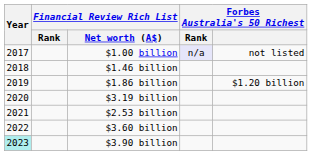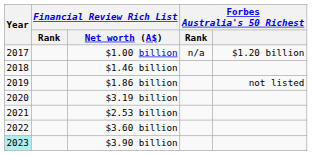(196, 53) lavender background -> (196, 53) no background
(277, 53) not listed -> (268, 53) $1.20 billion
(268, 83) $1.20 billion -> (277, 83) not listed
